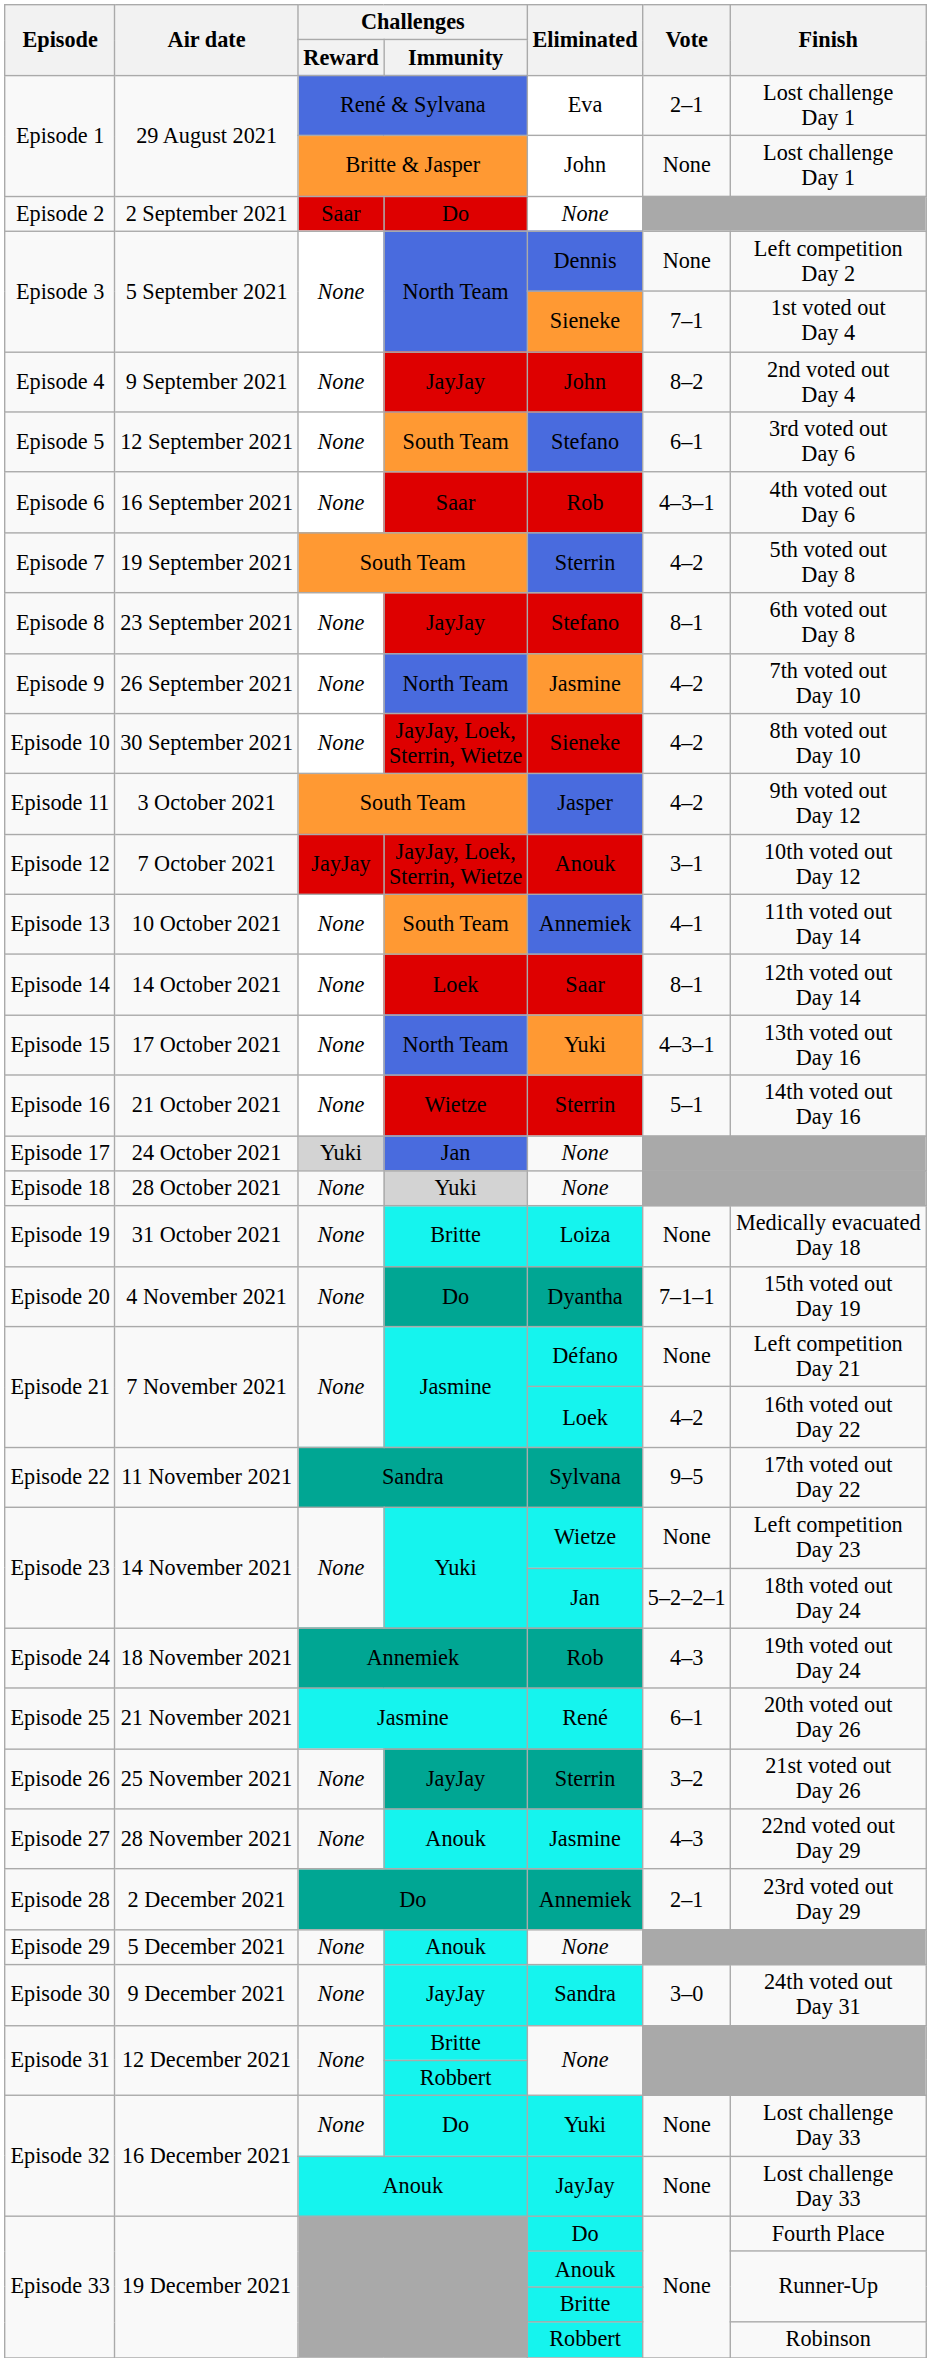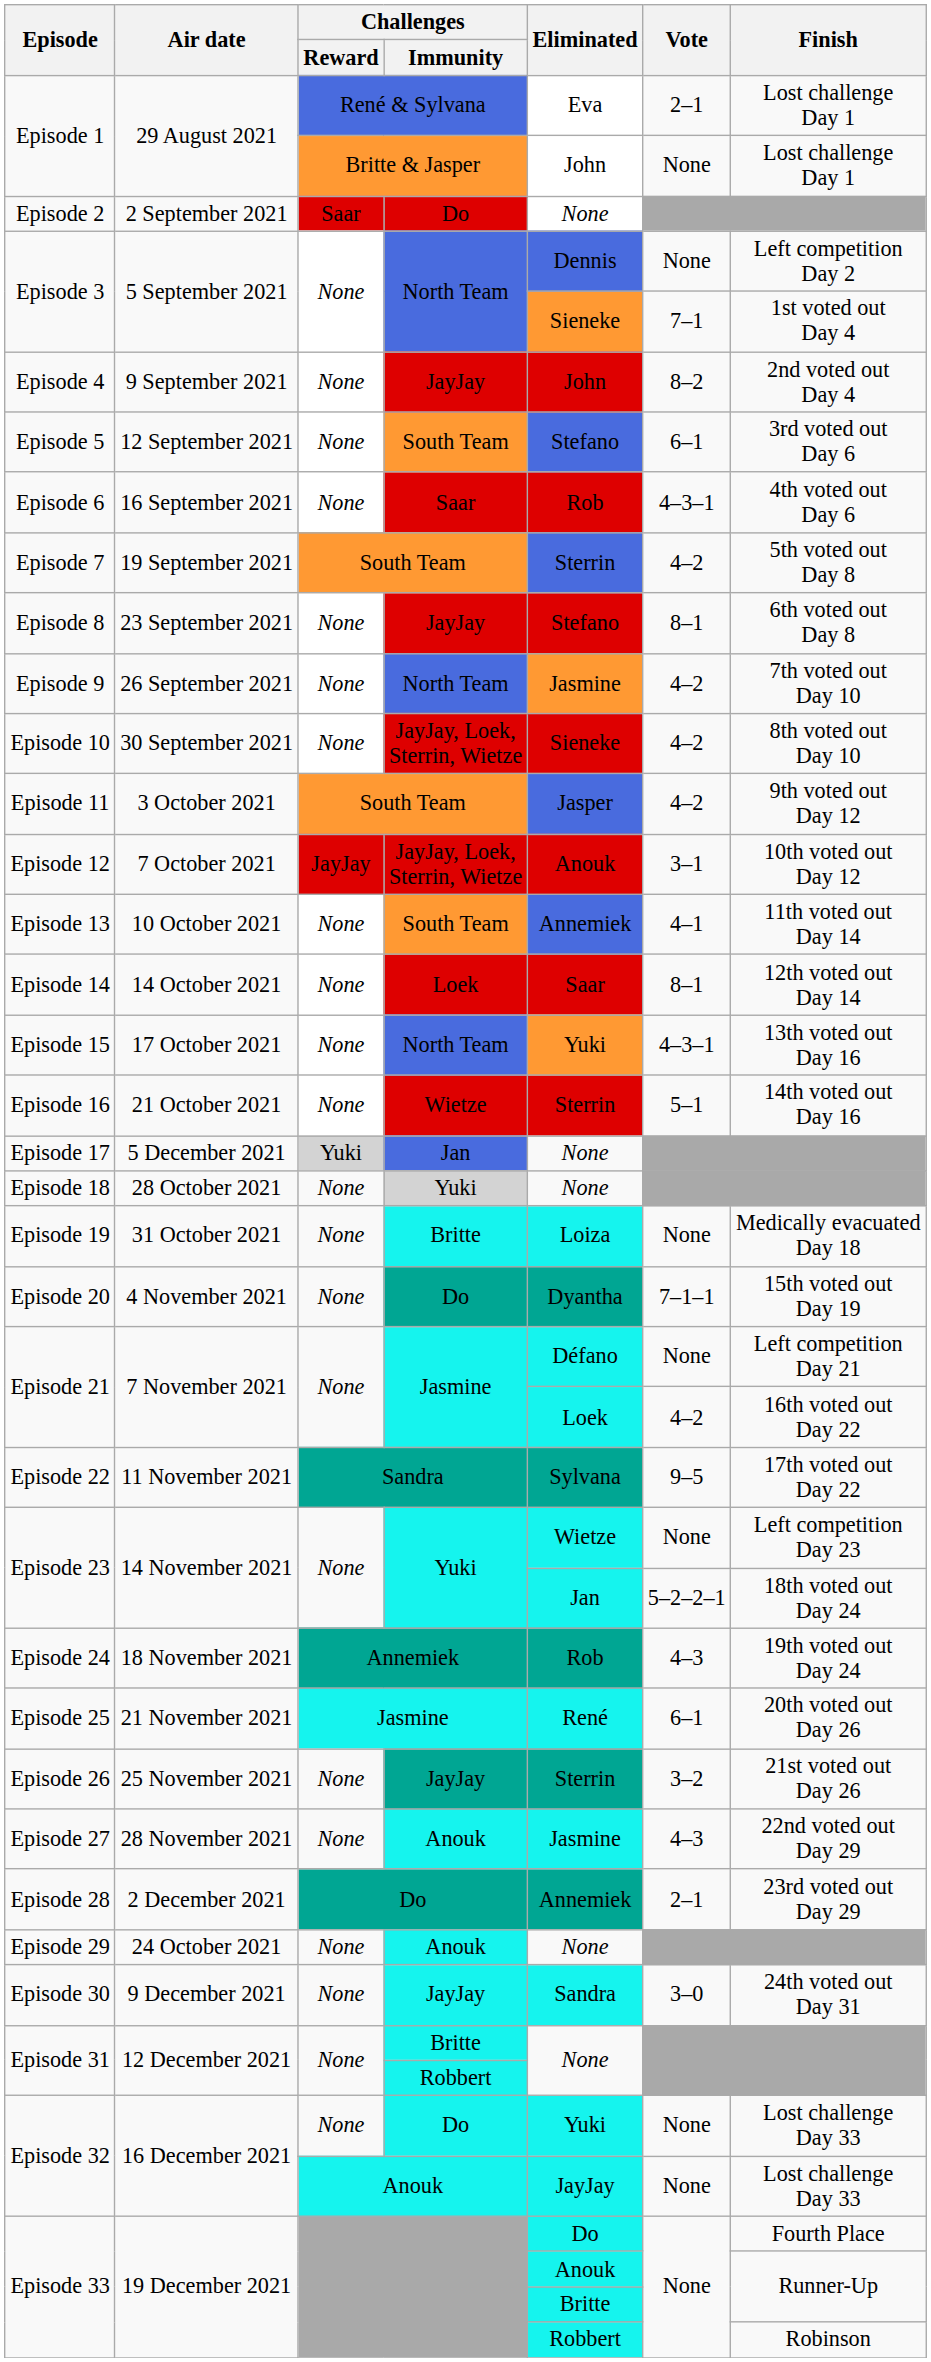(207, 1152) 24 October 2021 -> (207, 1152) 5 December 2021
(207, 1946) 5 December 2021 -> (207, 1946) 24 October 2021
